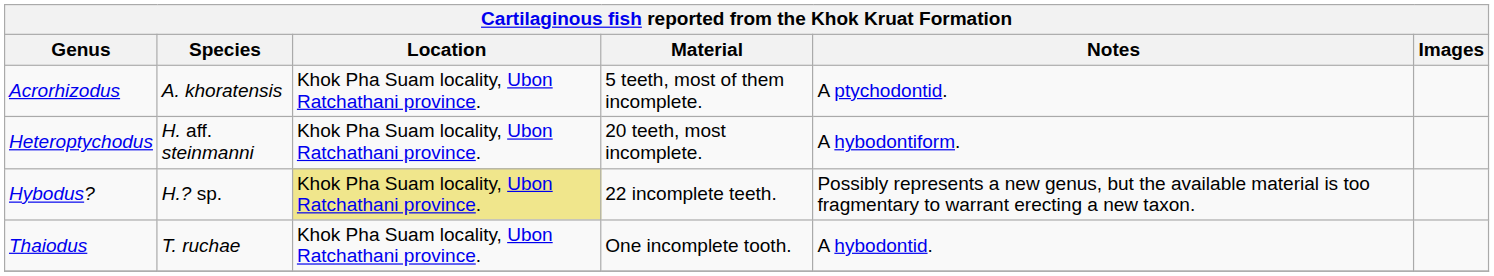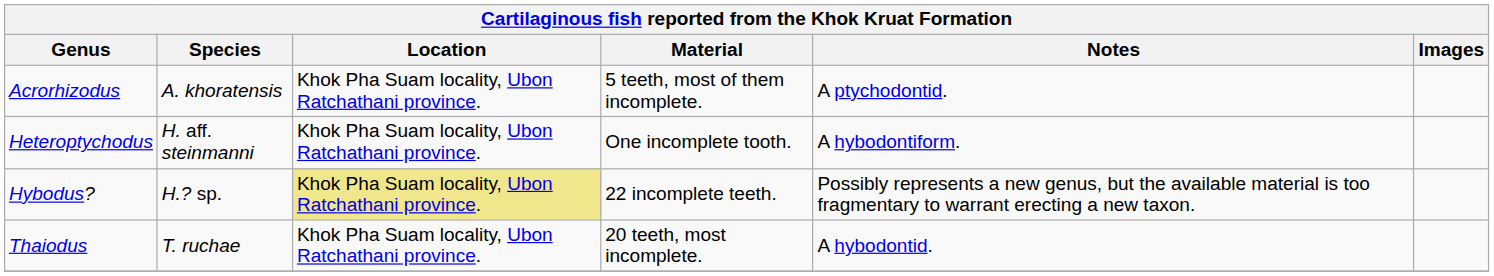(666, 142) 20 teeth, most incomplete. -> (698, 142) One incomplete tooth.
(698, 245) One incomplete tooth. -> (666, 245) 20 teeth, most incomplete.
